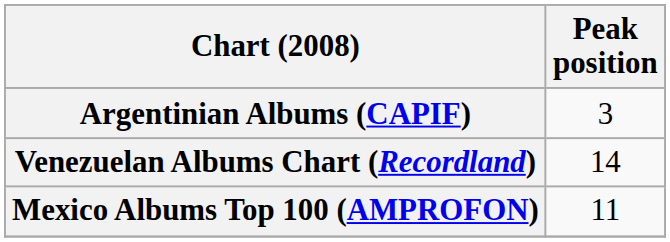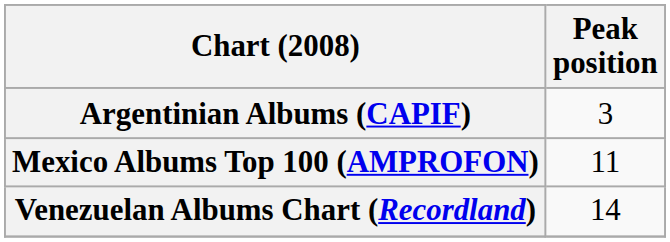rows swapped: (275, 210) <-> (275, 161)
